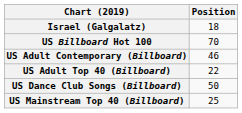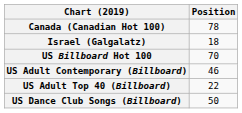+ row: (97, 27)
- row: (97, 101)
